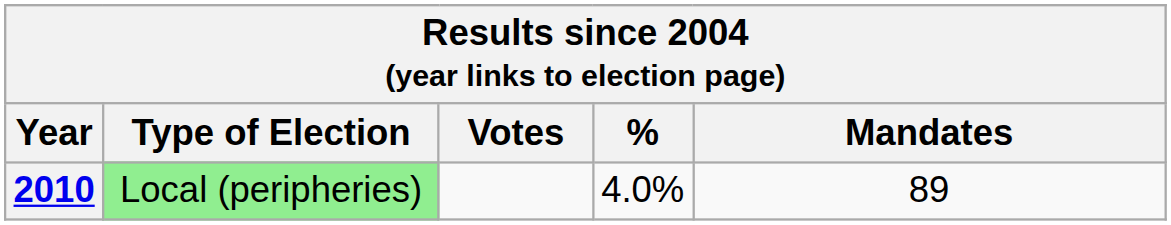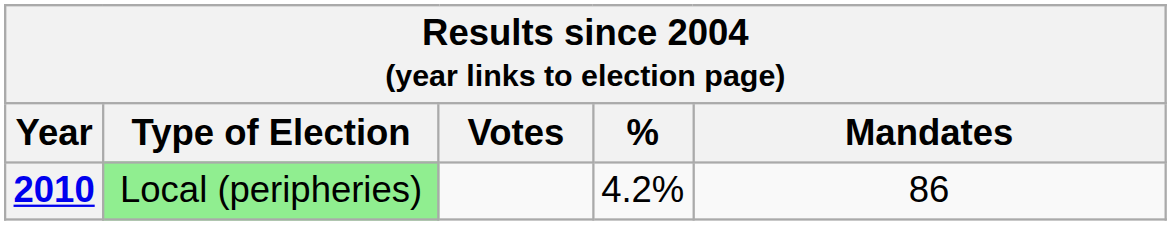(643, 190) 4.0% -> (643, 190) 4.2%
(929, 190) 89 -> (929, 190) 86
